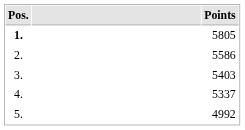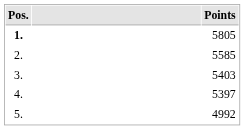(224, 55) 5586 -> (224, 55) 5585
(224, 94) 5337 -> (224, 94) 5397
